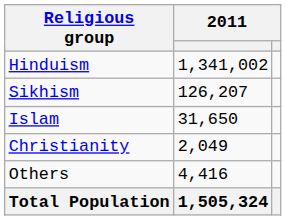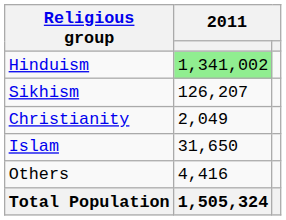(223, 65) no background -> (223, 65) lightgreen background
rows swapped: (34, 120) <-> (69, 147)
